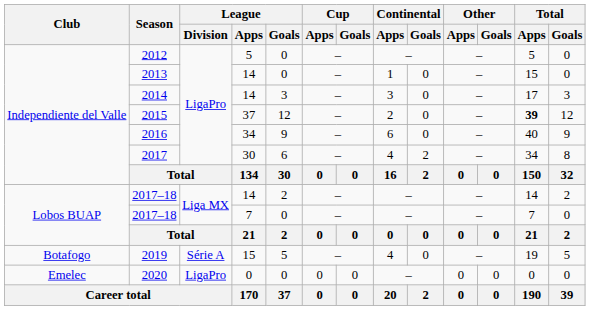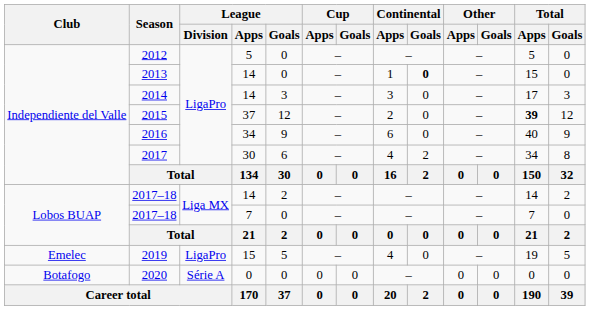(426, 74) normal -> (426, 74) bold
(67, 255) Botafogo -> (67, 255) Emelec
(206, 255) Série A -> (206, 255) LigaPro
(67, 275) Emelec -> (67, 275) Botafogo
(206, 275) LigaPro -> (206, 275) Série A
